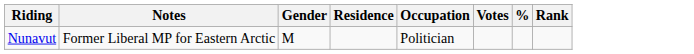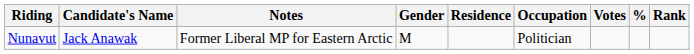+ column: (118, 15)
